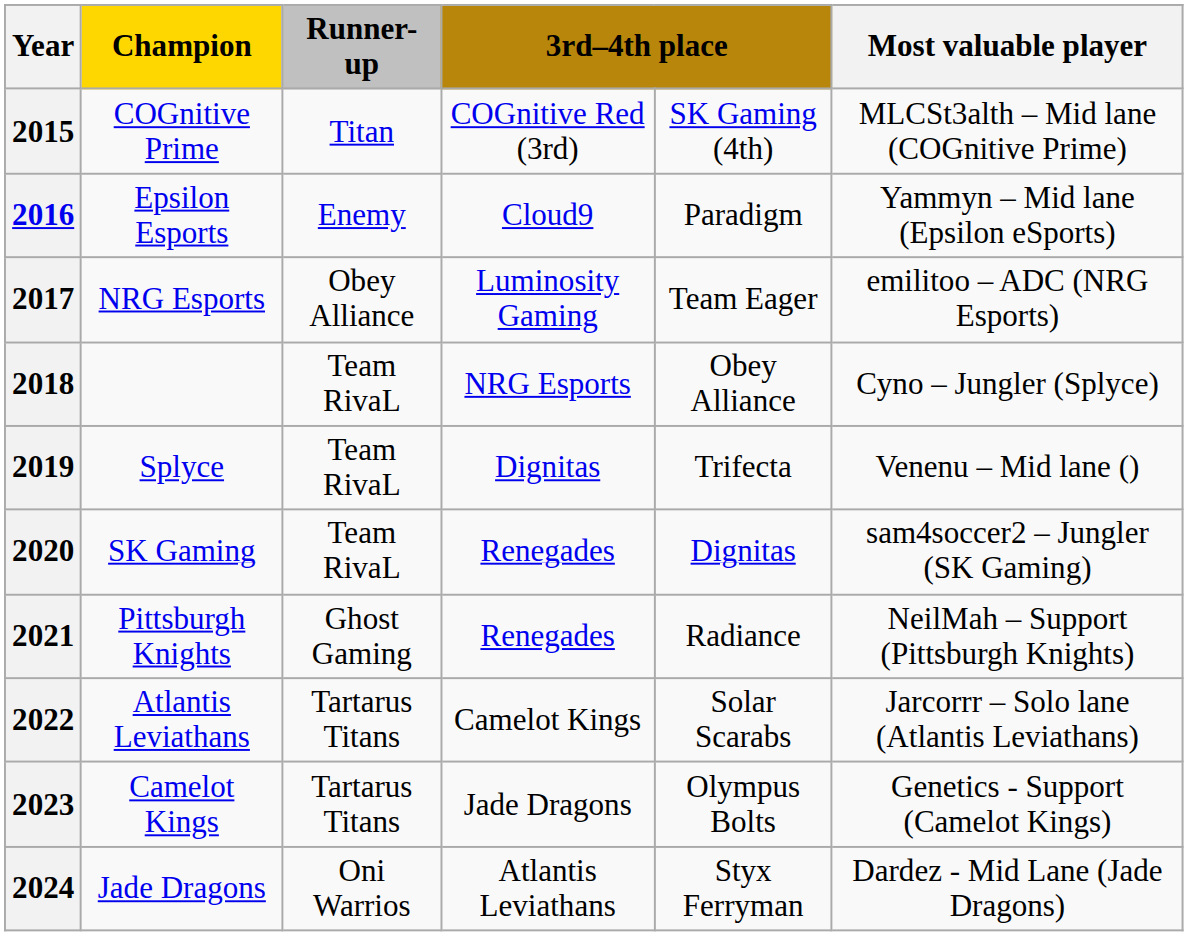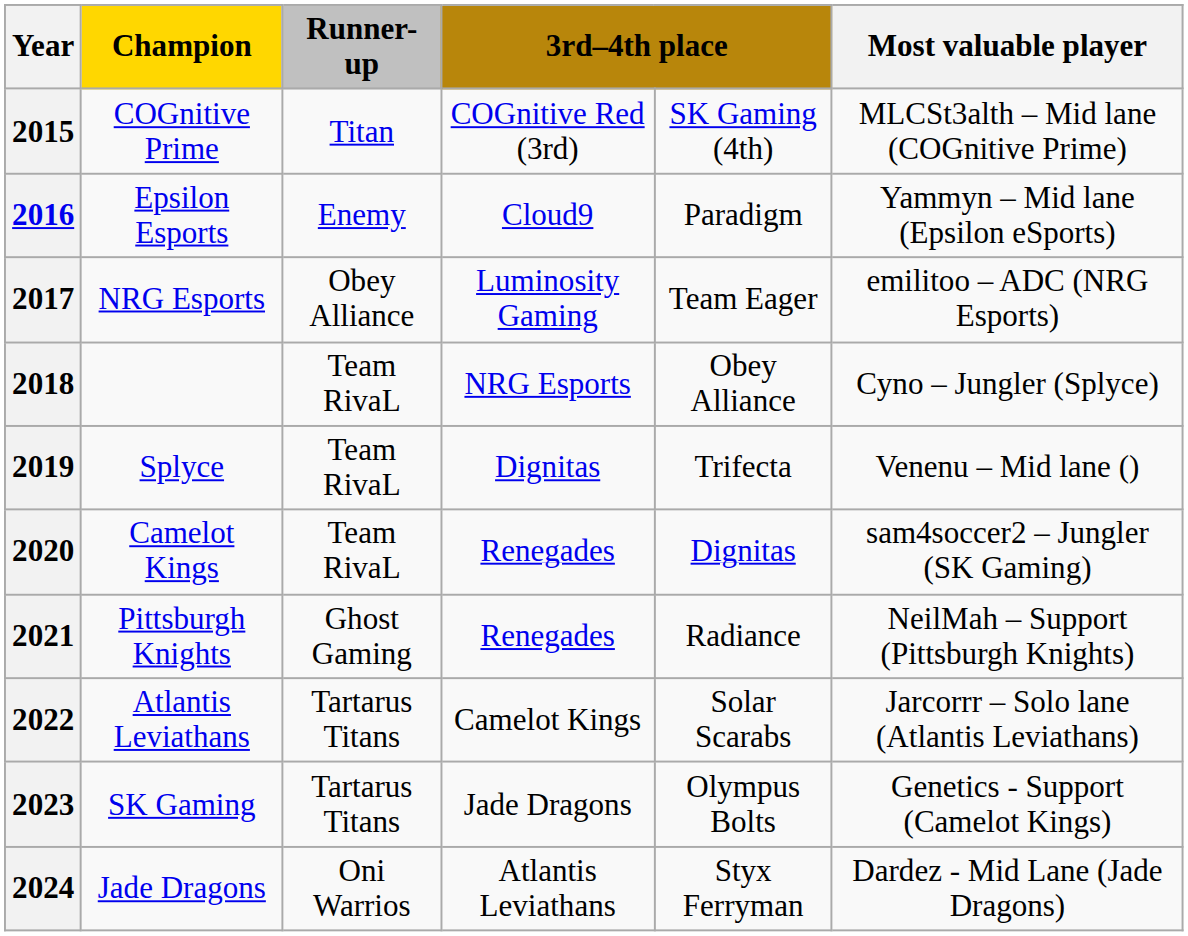(182, 551) SK Gaming -> (182, 551) Camelot Kings
(182, 803) Camelot Kings -> (182, 803) SK Gaming
